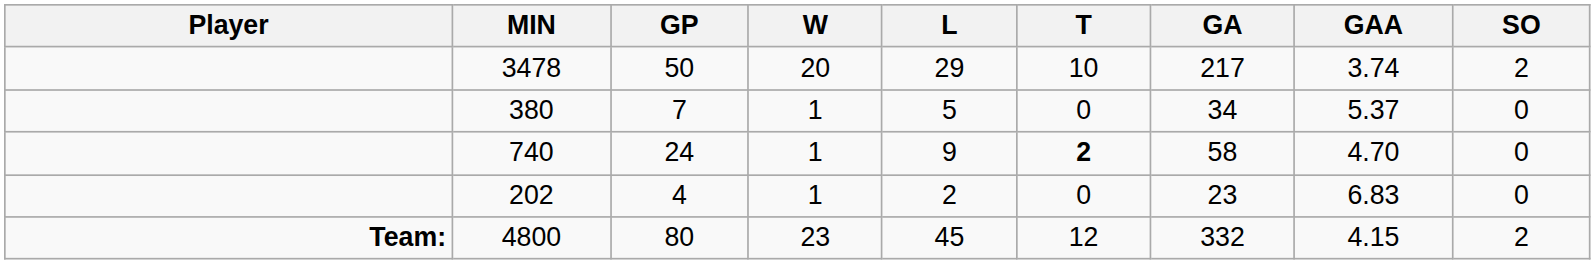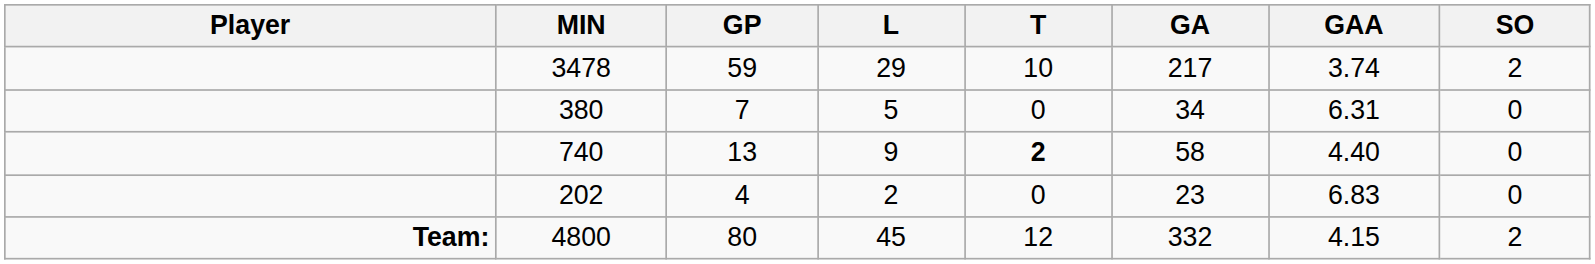- column: (815, 25)
(679, 68) 50 -> (742, 68) 59
(1373, 110) 5.37 -> (1354, 110) 6.31
(679, 152) 24 -> (742, 152) 13
(1373, 152) 4.70 -> (1354, 152) 4.40
